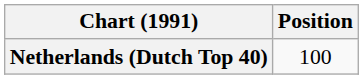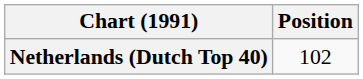(315, 56) 100 -> (315, 56) 102
